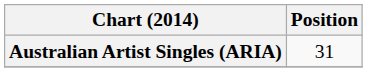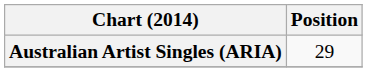(324, 50) 31 -> (324, 50) 29
